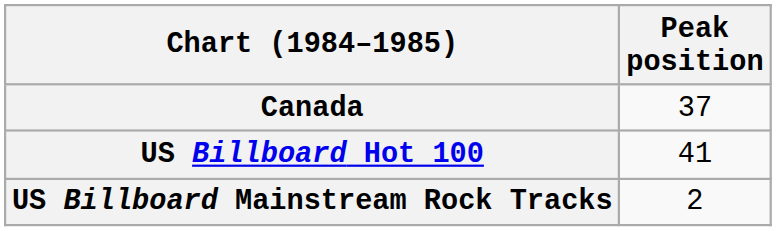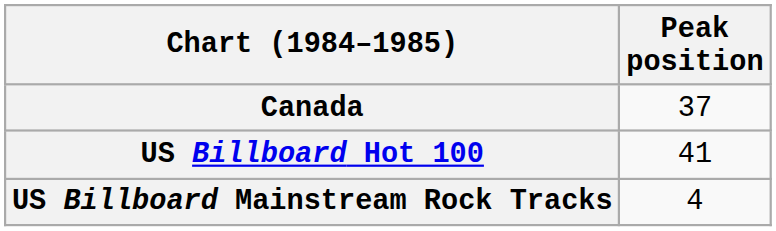(695, 201) 2 -> (695, 201) 4
